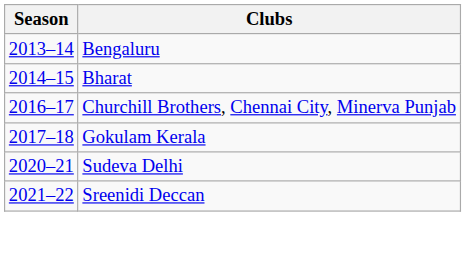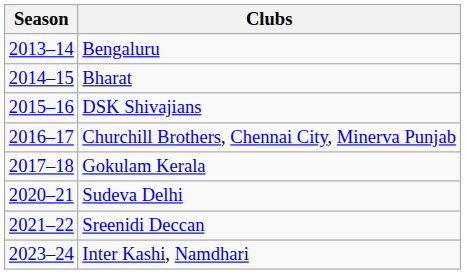+ row: (142, 107)
+ row: (166, 254)
